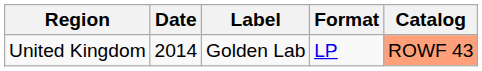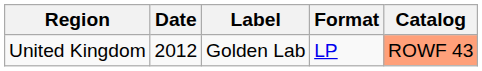(176, 50) 2014 -> (176, 50) 2012
